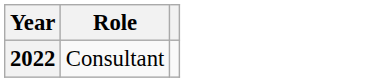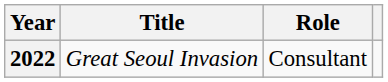+ column: (162, 22)
